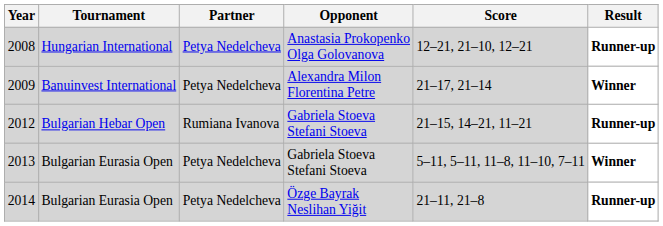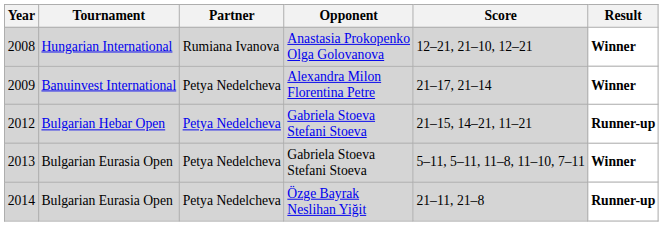(232, 46) Petya Nedelcheva -> (231, 46) Rumiana Ivanova
(623, 46) Runner-up -> (613, 46) Winner
(231, 124) Rumiana Ivanova -> (232, 124) Petya Nedelcheva
